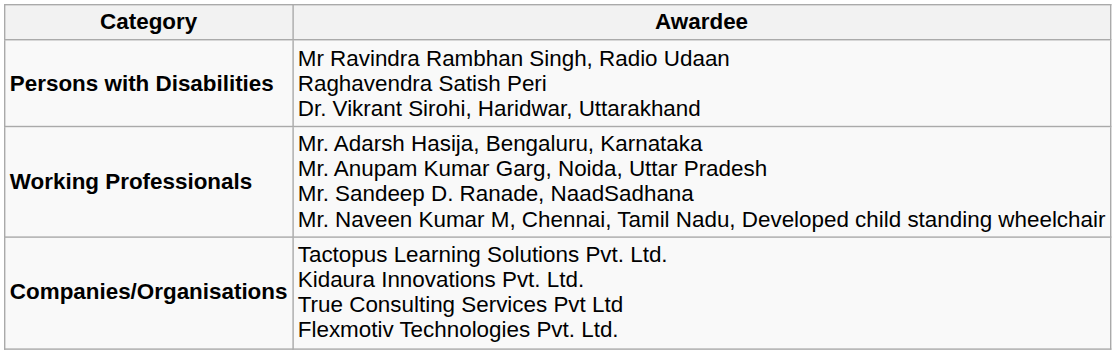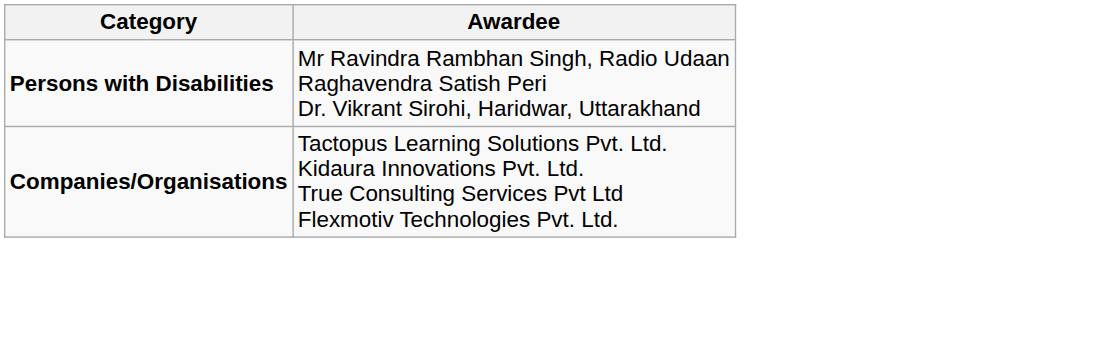- row: (131, 181)
